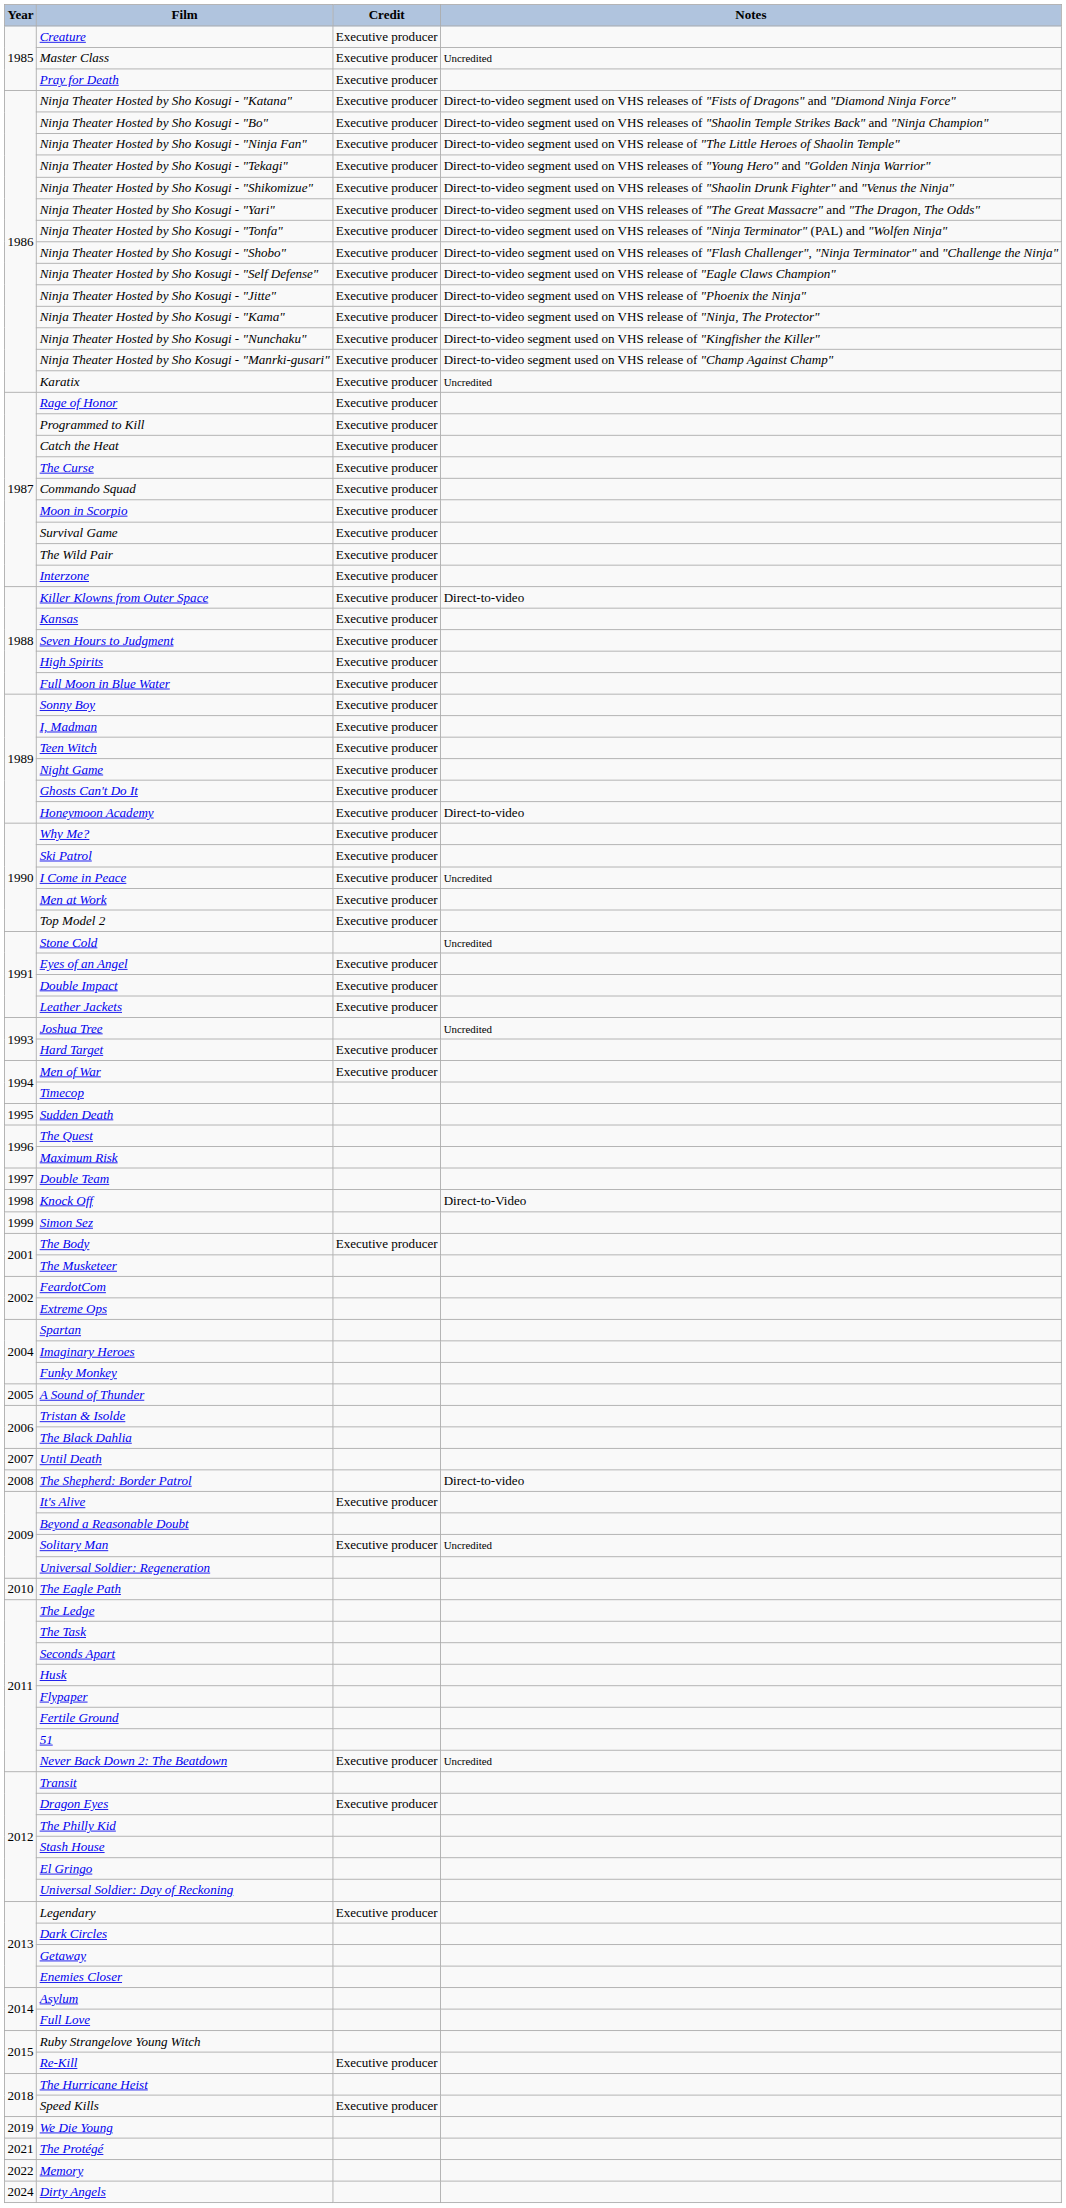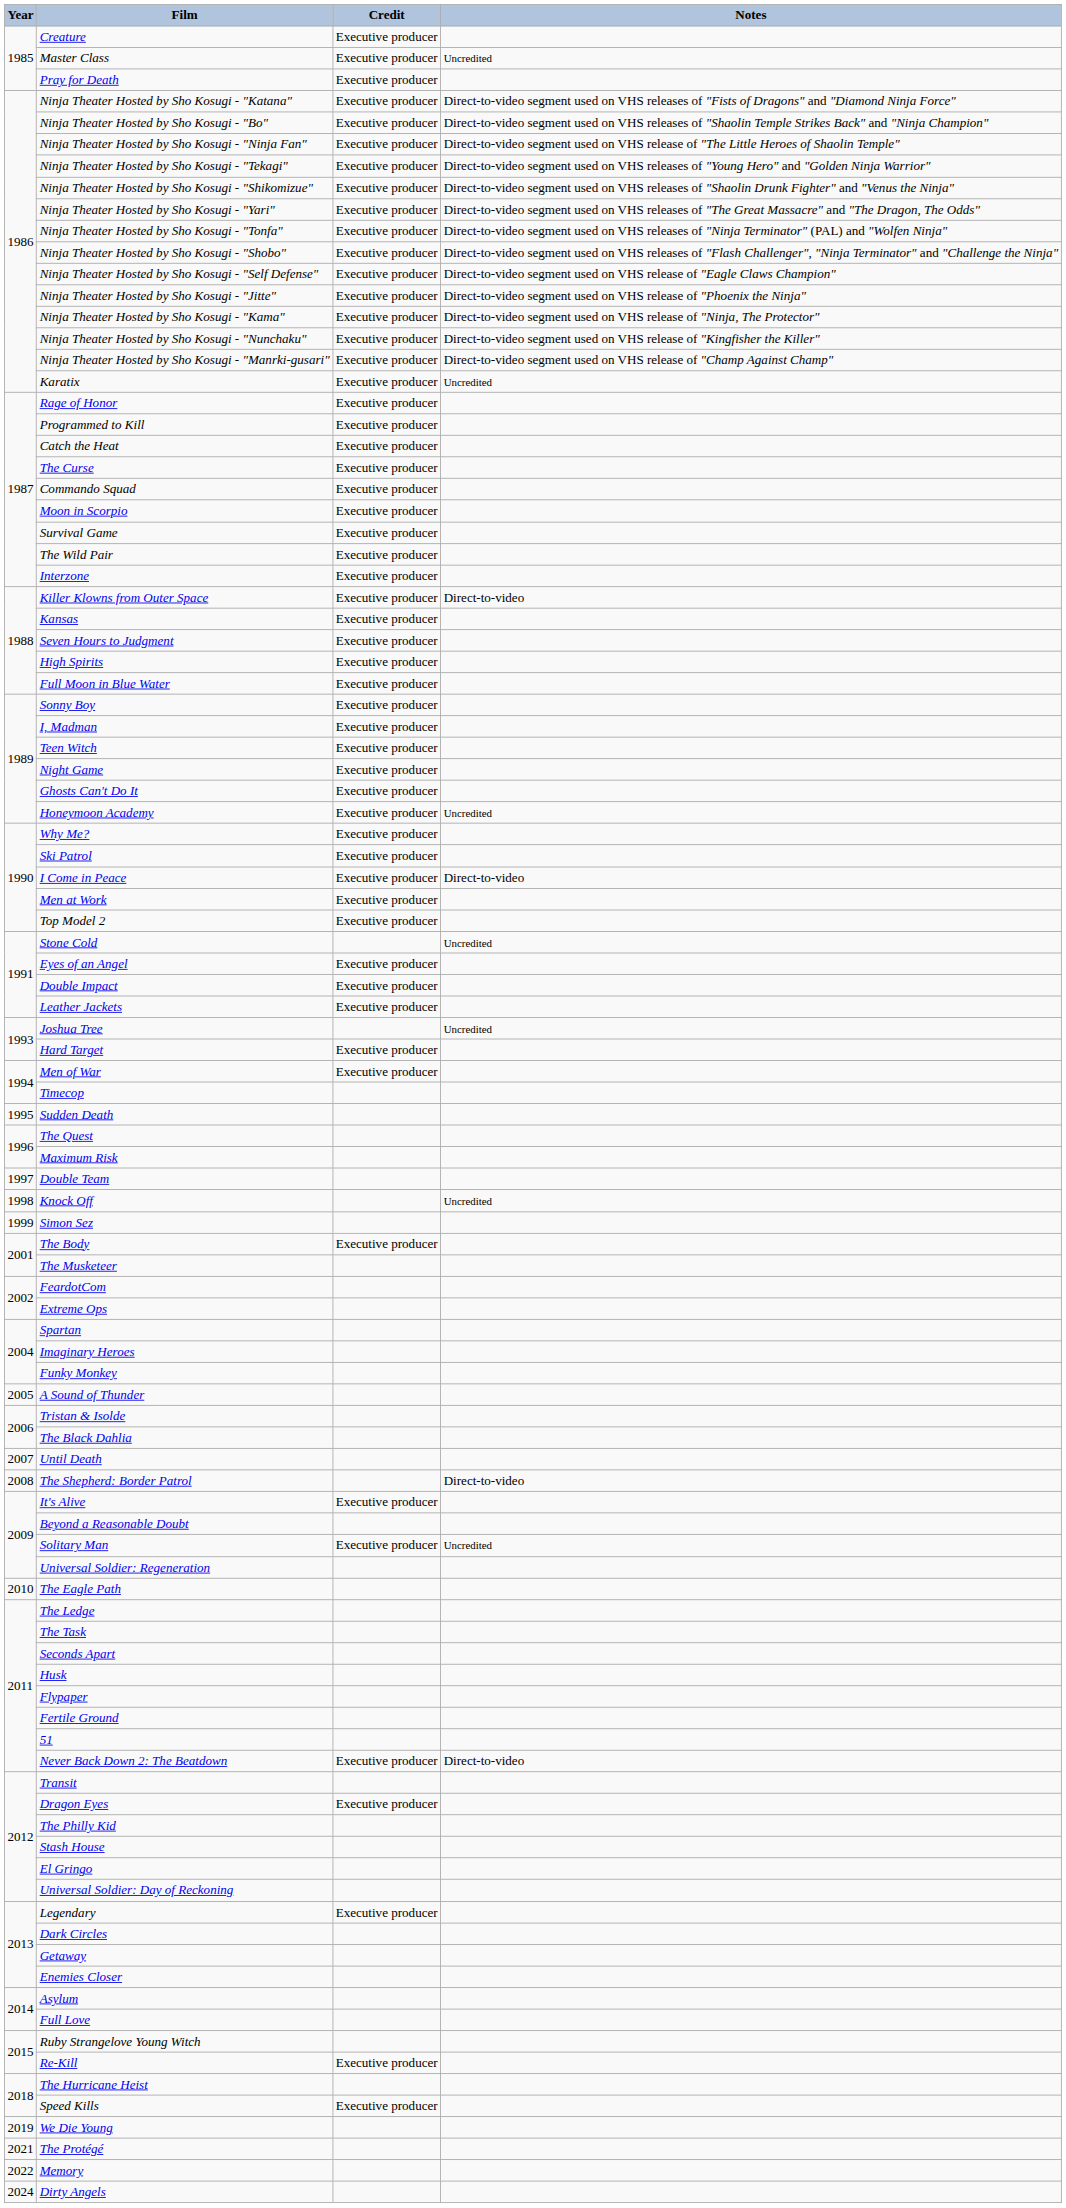(484, 812) Direct-to-video -> (468, 814) Uncredited
(468, 878) Uncredited -> (484, 877) Direct-to-video
(485, 1200) Direct-to-Video -> (468, 1202) Uncredited
(468, 1762) Uncredited -> (484, 1761) Direct-to-video
